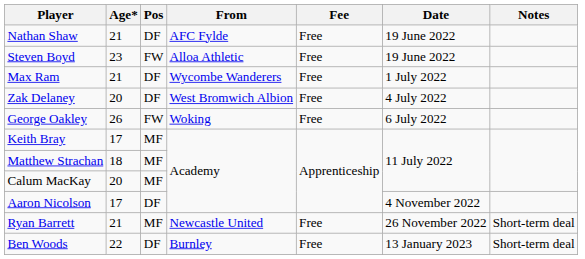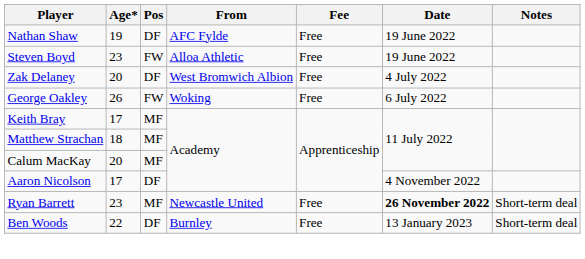(116, 35) 21 -> (116, 35) 19
- row: (33, 77)
(116, 222) 21 -> (116, 202) 23
(436, 222) normal -> (437, 202) bold
